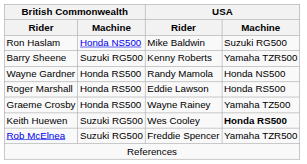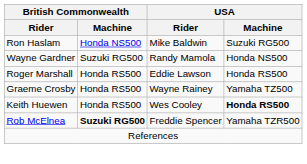- row: (36, 58)
(111, 74) Honda RS500 -> (111, 58) Suzuki RG500
(111, 120) Suzuki RG500 -> (111, 105) Honda RS500
(111, 136) normal -> (112, 120) bold
